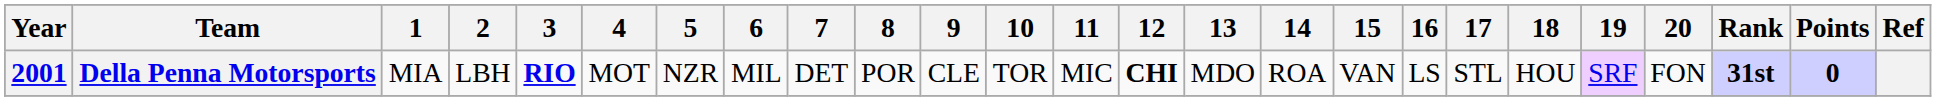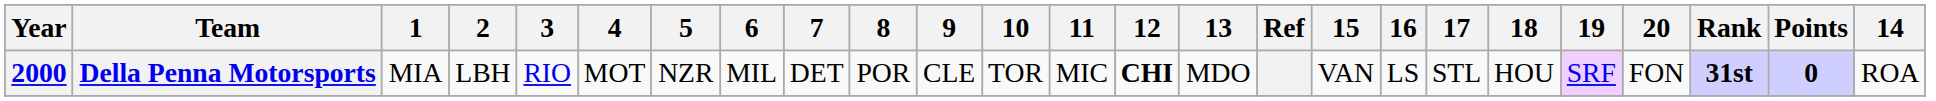columns swapped: (1297, 27) <-> (1903, 27)
(39, 73) 2001 -> (39, 73) 2000
(550, 73) bold -> (547, 73) normal
